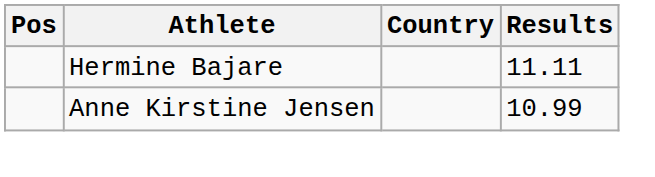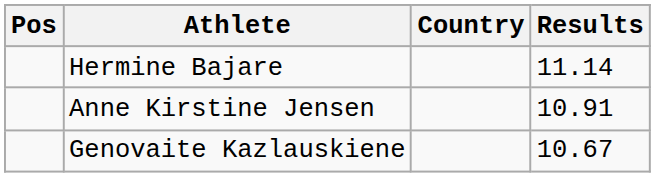(544, 67) 11.11 -> (575, 67) 11.14
(544, 109) 10.99 -> (575, 109) 10.91
+ row: (237, 150)
